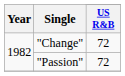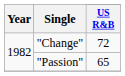(103, 61) 72 -> (103, 61) 65
